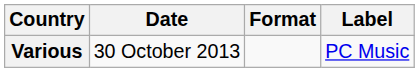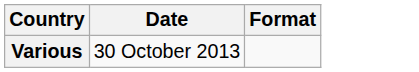- column: (367, 20)
